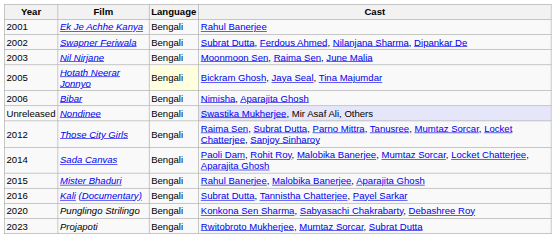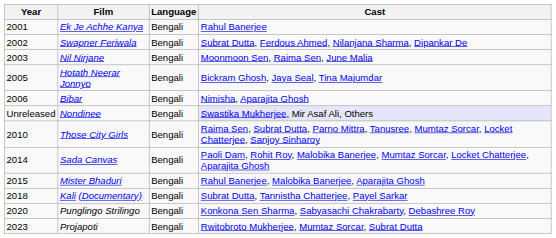(167, 78) lightyellow background -> (167, 78) no background
(17, 134) 2012 -> (17, 134) 2010
(17, 196) 2016 -> (17, 196) 2018
